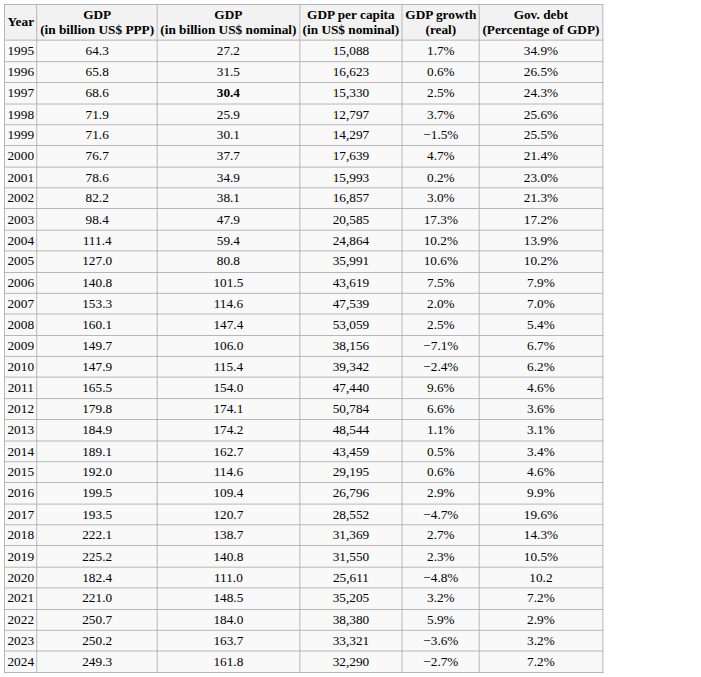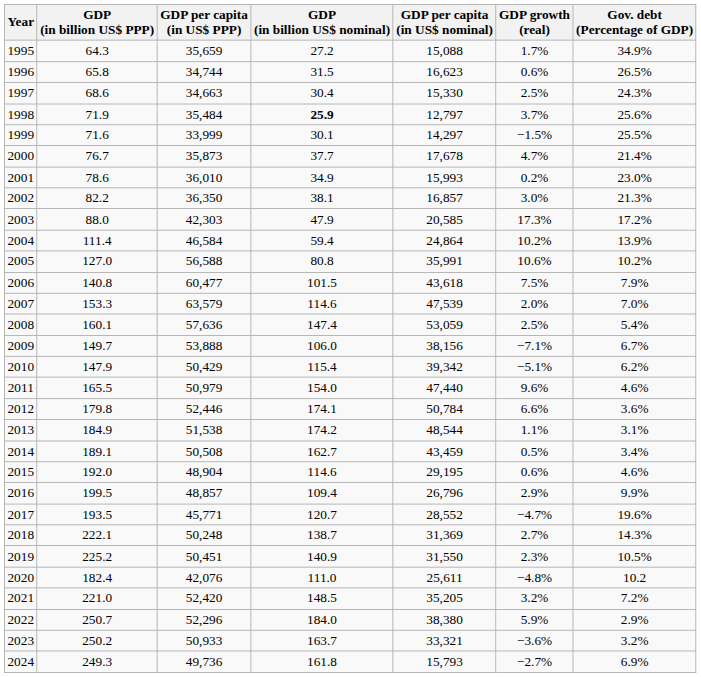+ column: (204, 22)
(228, 93) bold -> (322, 93) normal
(228, 114) normal -> (322, 114) bold
(351, 156) 17,639 -> (445, 156) 17,678
(97, 219) 98.4 -> (97, 219) 88.0
(351, 282) 43,619 -> (445, 282) 43,618
(441, 366) −2.4% -> (535, 366) −5.1%
(228, 556) 140.8 -> (322, 556) 140.9
(351, 661) 32,290 -> (445, 661) 15,793
(541, 661) 7.2% -> (635, 661) 6.9%
